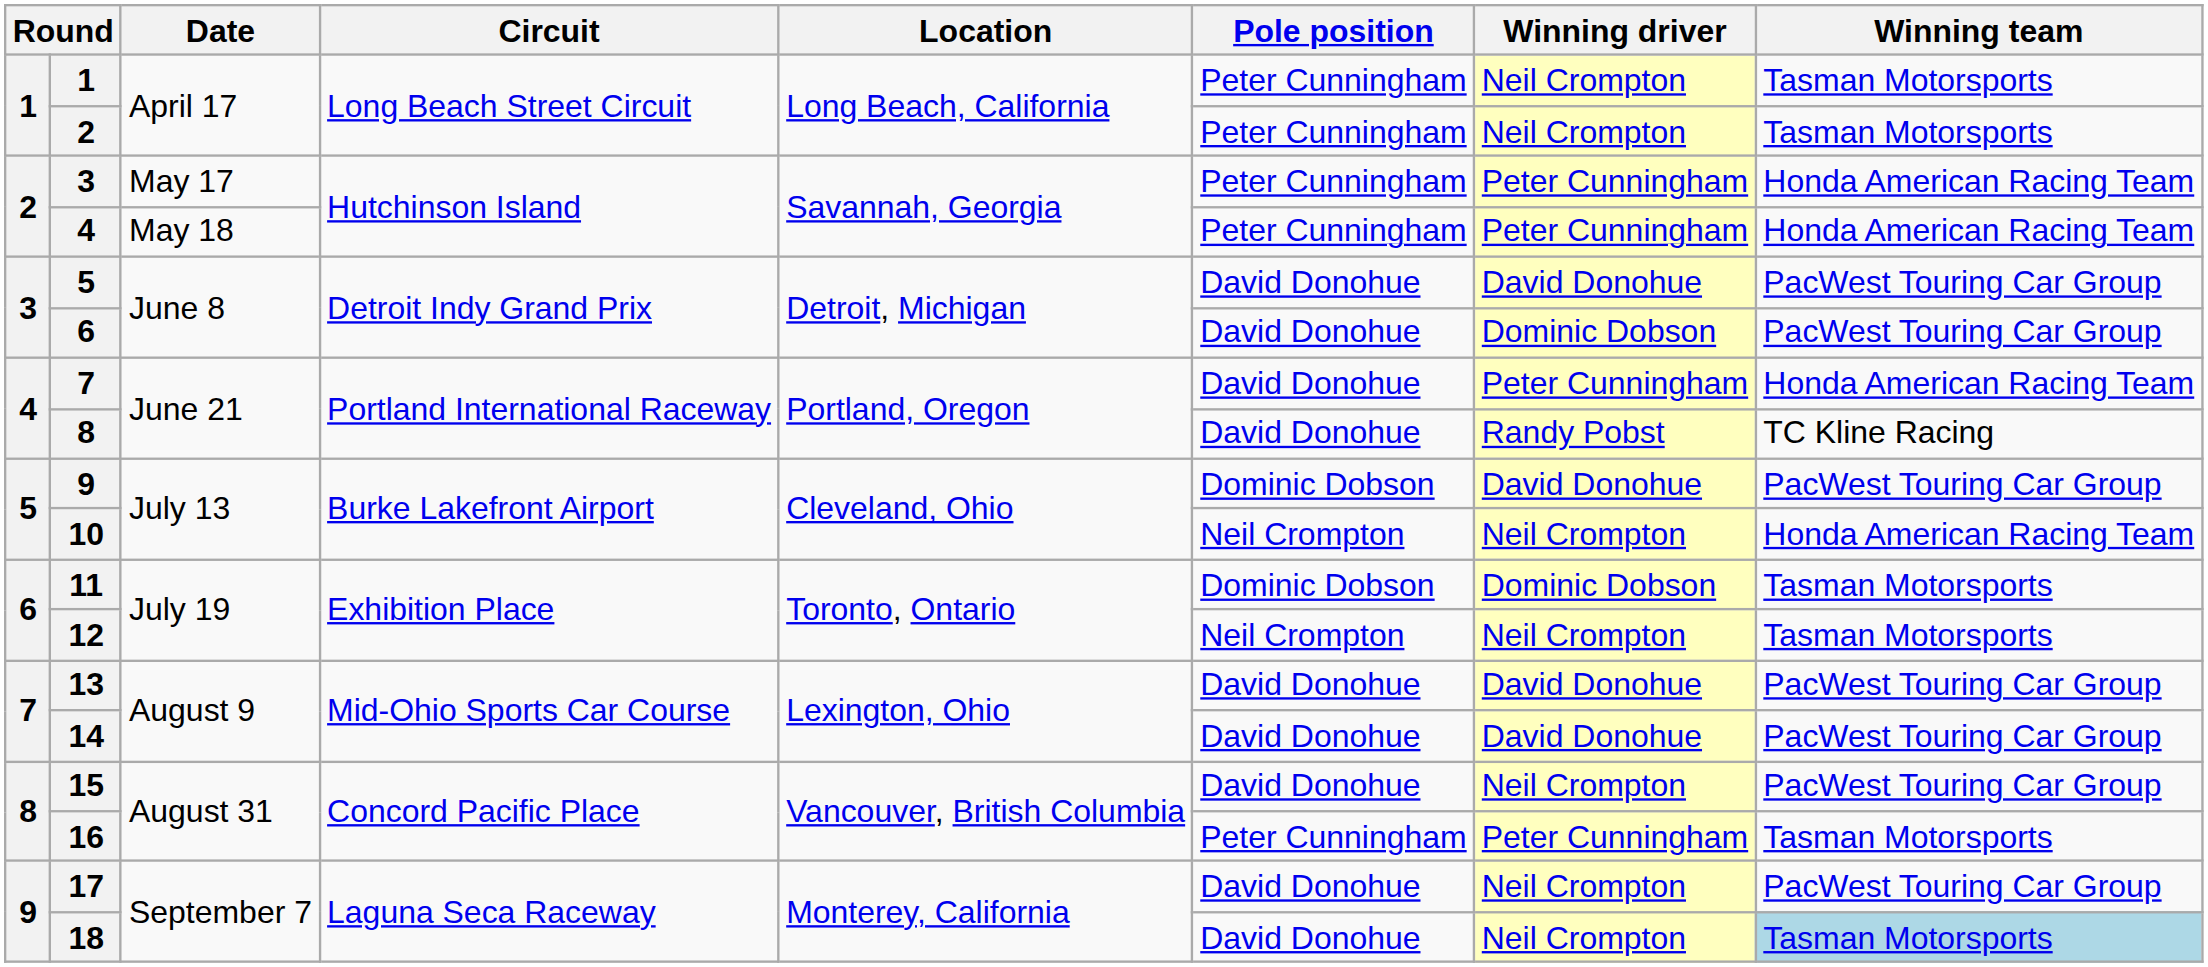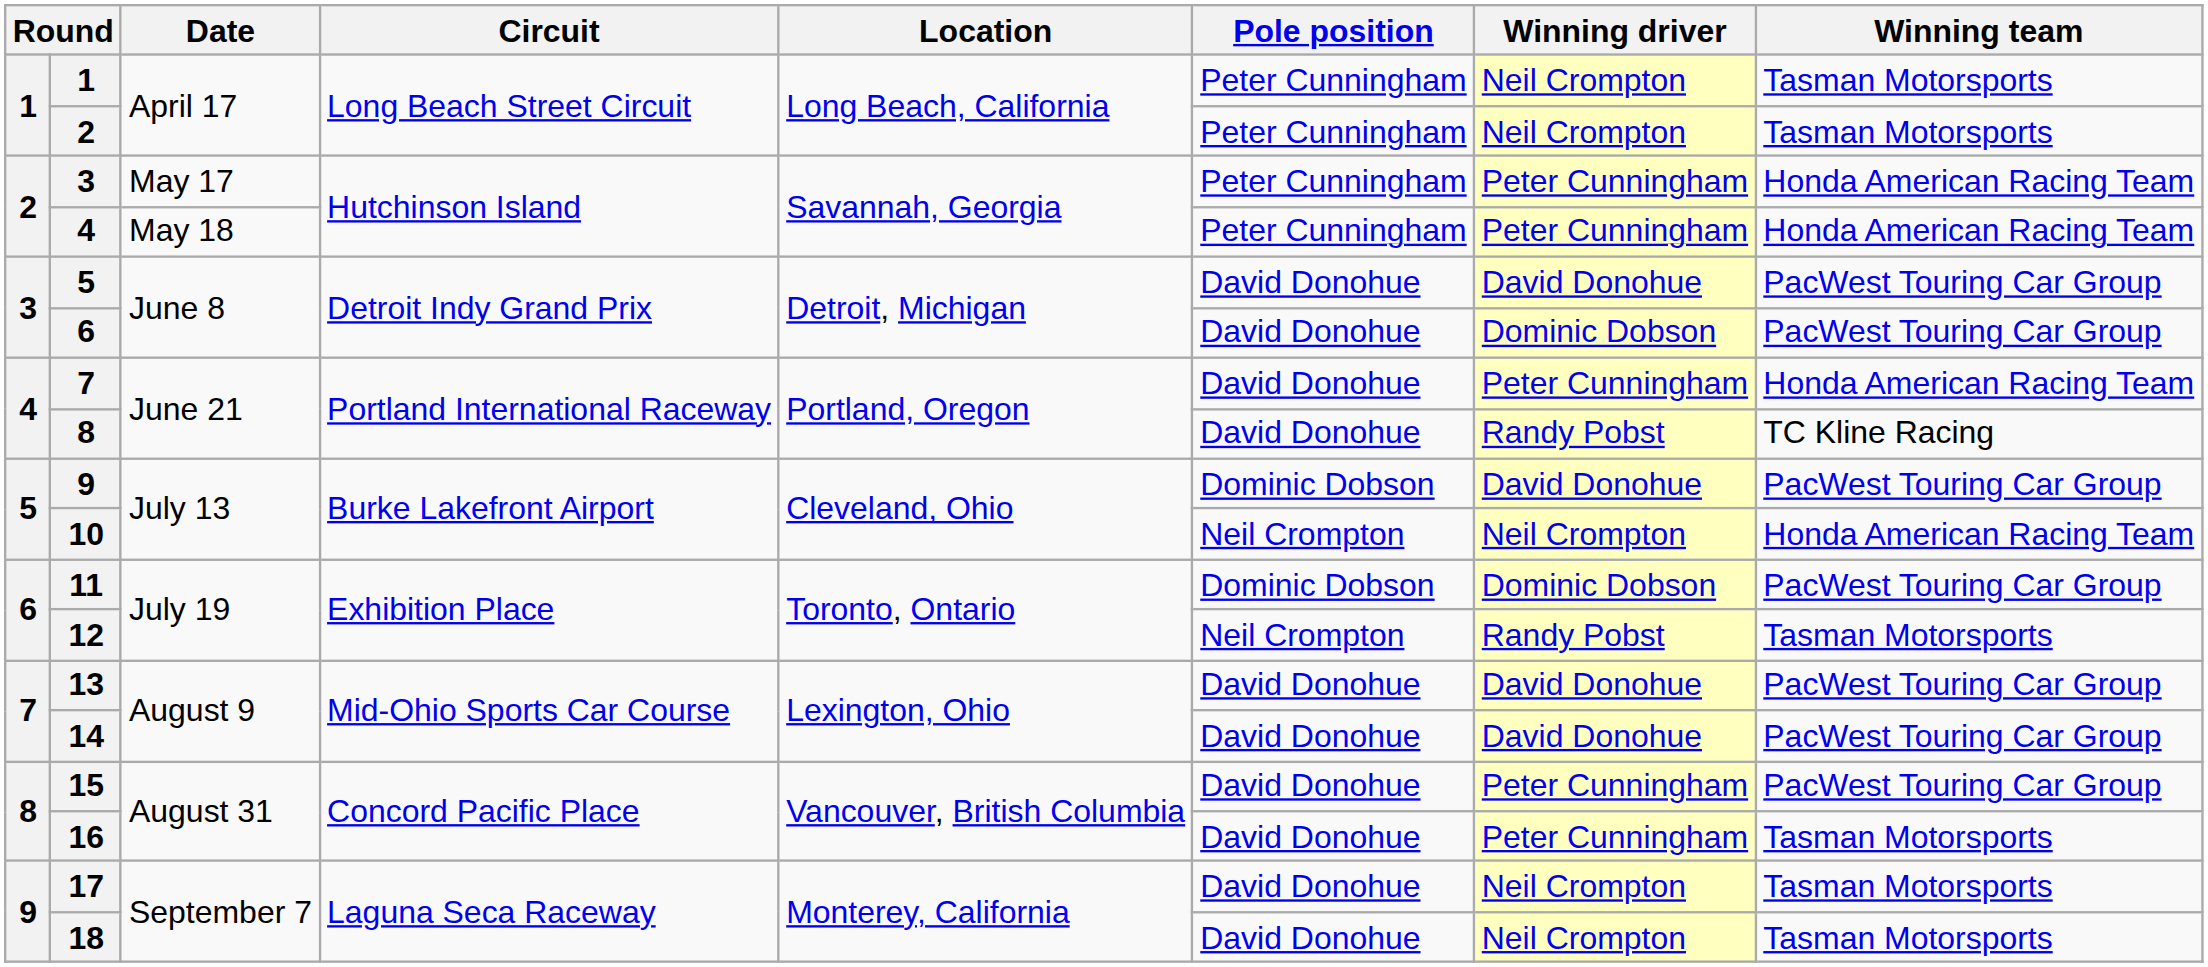(1908, 584) Tasman Motorsports -> (1962, 584) PacWest Touring Car Group
(1584, 634) Neil Crompton -> (1573, 634) Randy Pobst
(1584, 786) Neil Crompton -> (1615, 786) Peter Cunningham
(1333, 836) Peter Cunningham -> (1310, 836) David Donohue
(1962, 886) PacWest Touring Car Group -> (1908, 886) Tasman Motorsports
(1908, 937) lightblue background -> (1908, 937) no background
